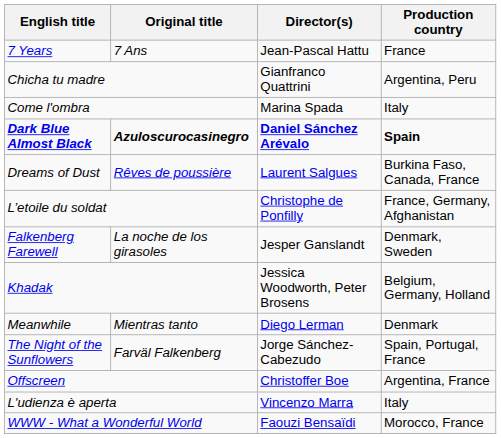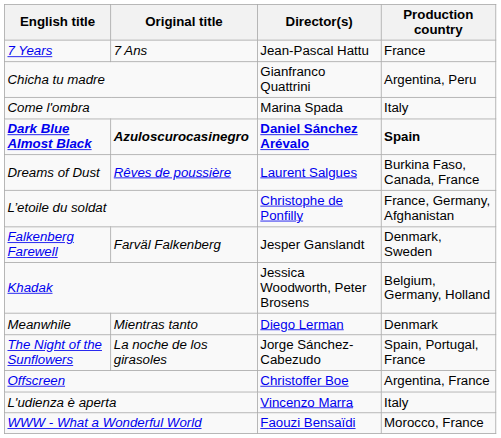(161, 244) La noche de los girasoles -> (167, 244) Farväl Falkenberg
(167, 352) Farväl Falkenberg -> (161, 352) La noche de los girasoles
